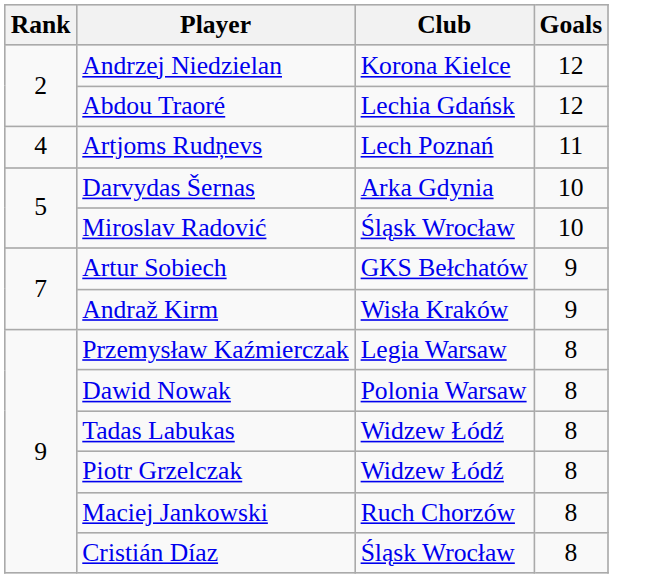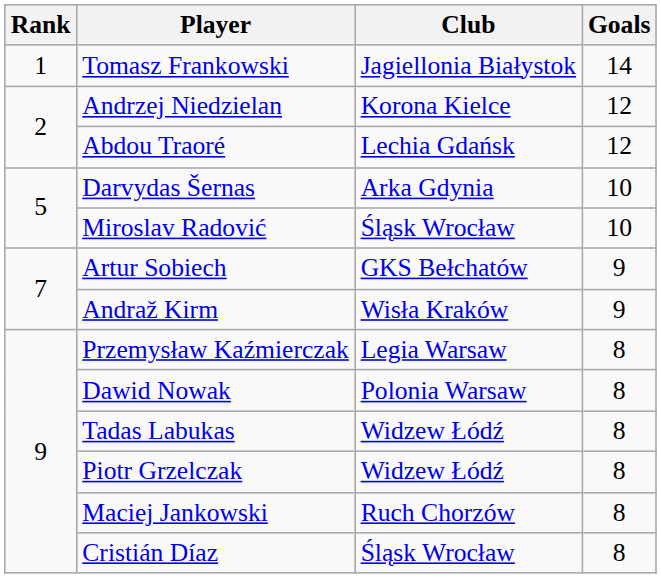+ row: (186, 65)
- row: (172, 146)
